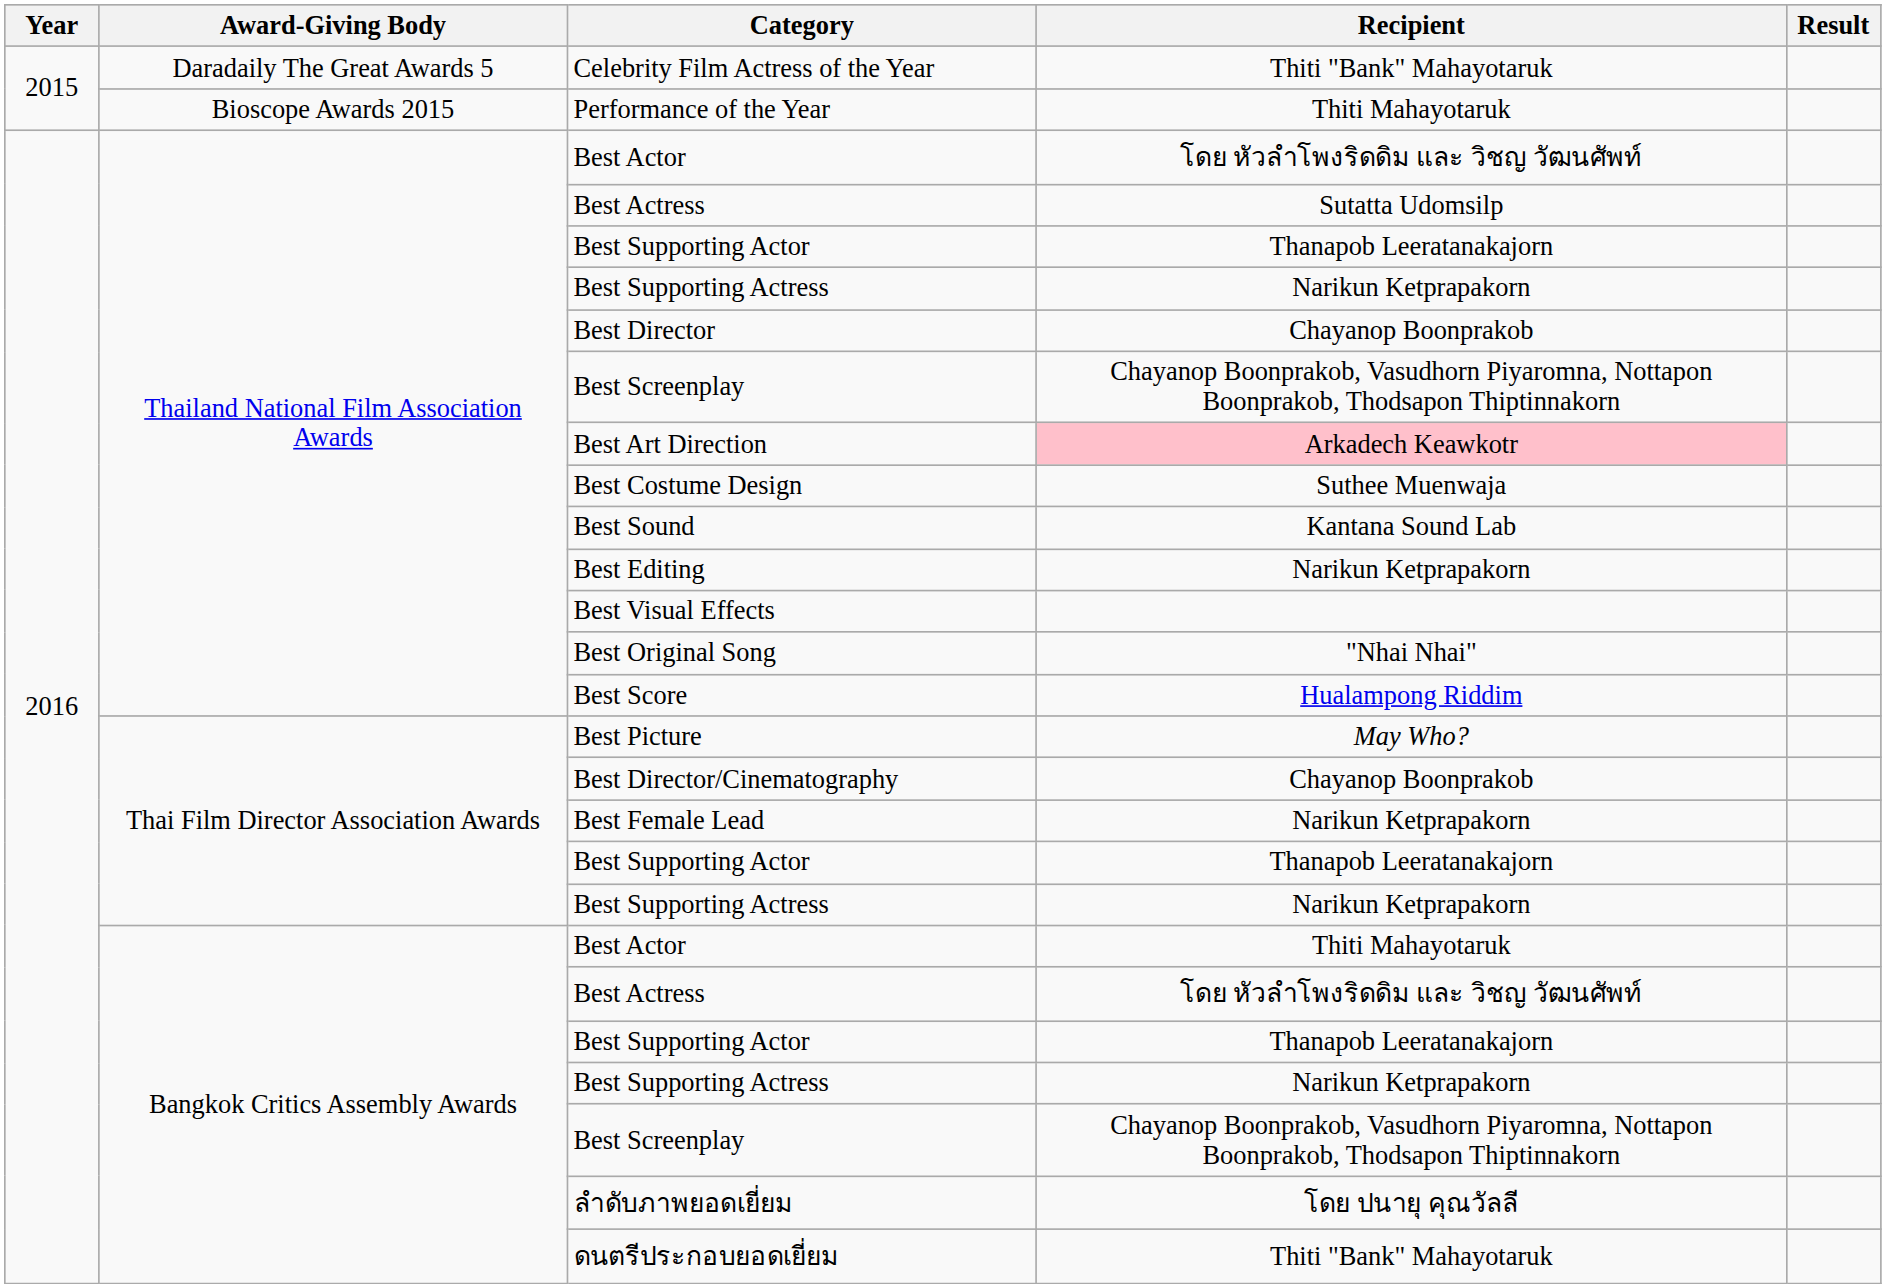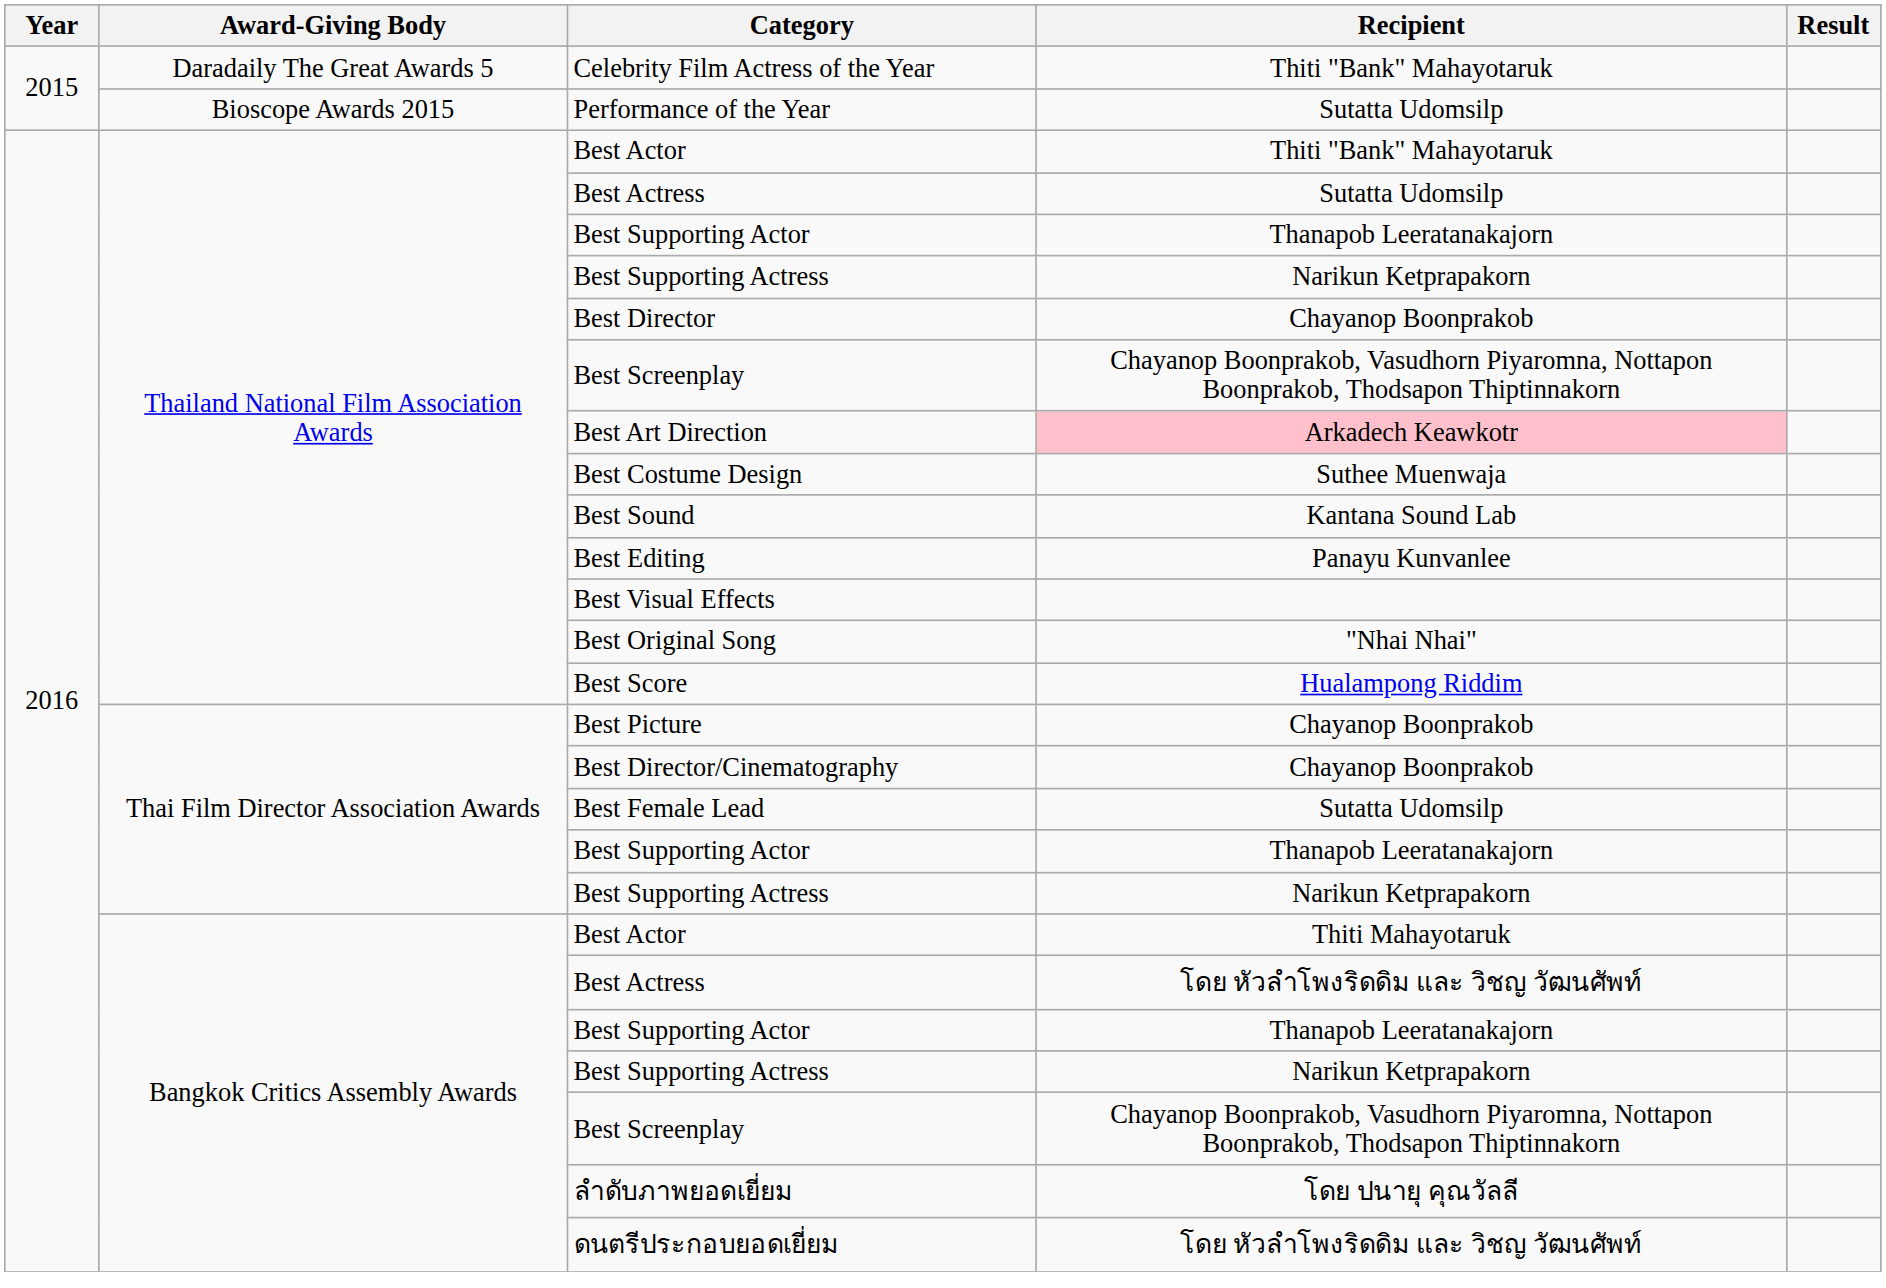(1411, 109) Thiti Mahayotaruk -> (1411, 109) Sutatta Udomsilp
(1411, 157) โดย หัวลำโพงริดดิม และ วิชญ วัฒนศัพท์ -> (1411, 151) Thiti "Bank" Mahayotaruk
(1411, 569) Narikun Ketprapakorn -> (1411, 557) Panayu Kunvanlee
(1411, 736) May Who? -> (1411, 725) Chayanop Boonprakob
(1411, 820) Narikun Ketprapakorn -> (1411, 808) Sutatta Udomsilp
(1411, 1255) Thiti "Bank" Mahayotaruk -> (1411, 1244) โดย หัวลำโพงริดดิม และ วิชญ วัฒนศัพท์
